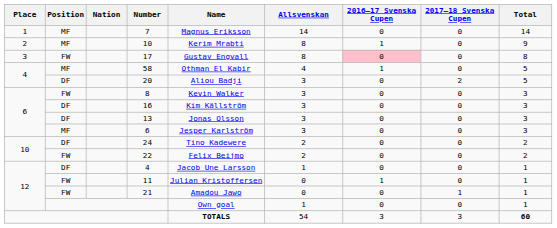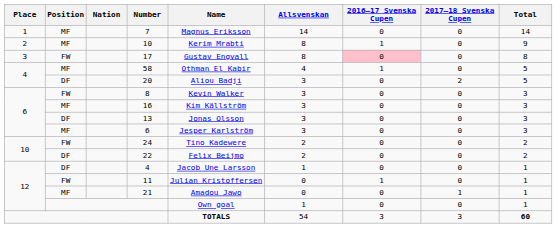(66, 106) DF -> (66, 106) MF
(66, 143) DF -> (66, 143) FW
(66, 155) FW -> (66, 155) DF
(66, 193) FW -> (66, 193) MF
